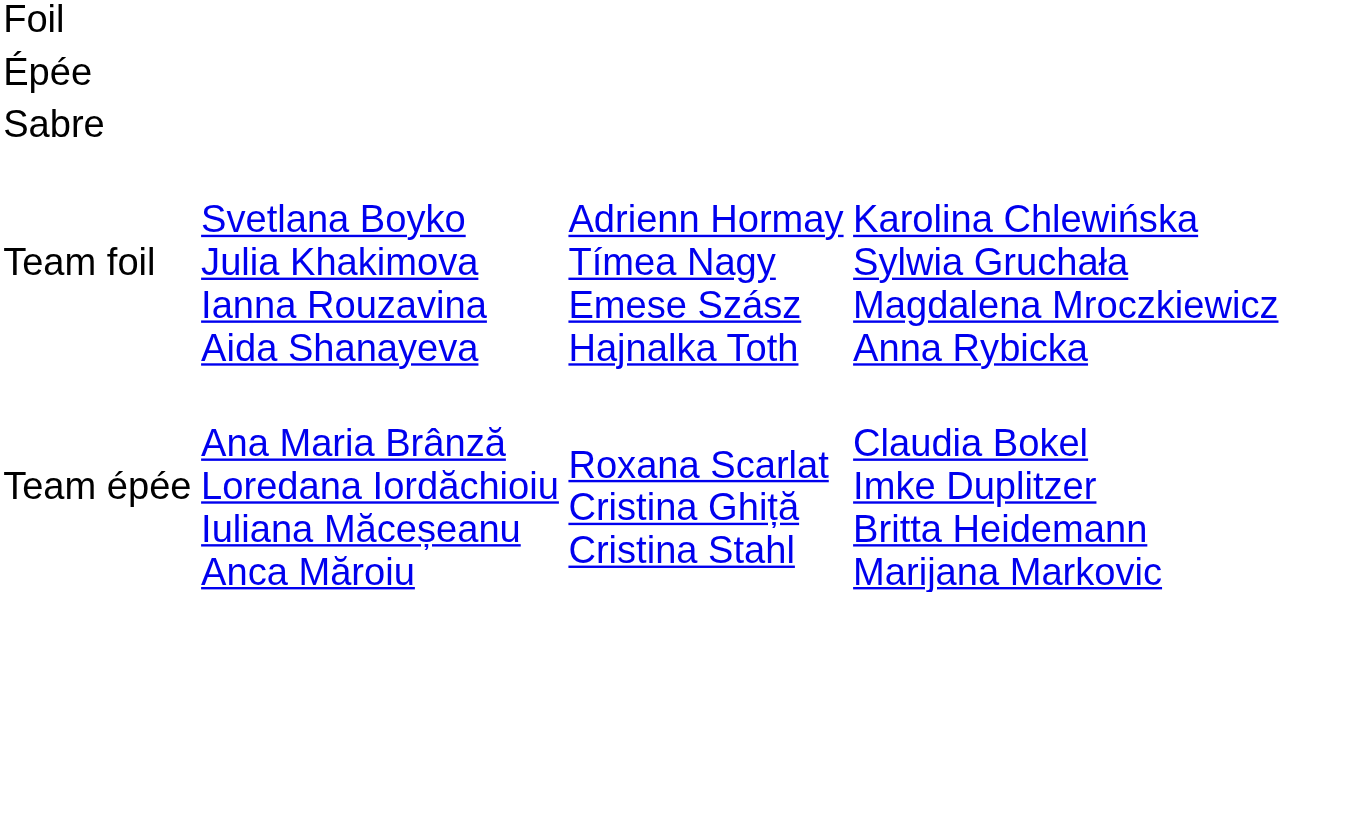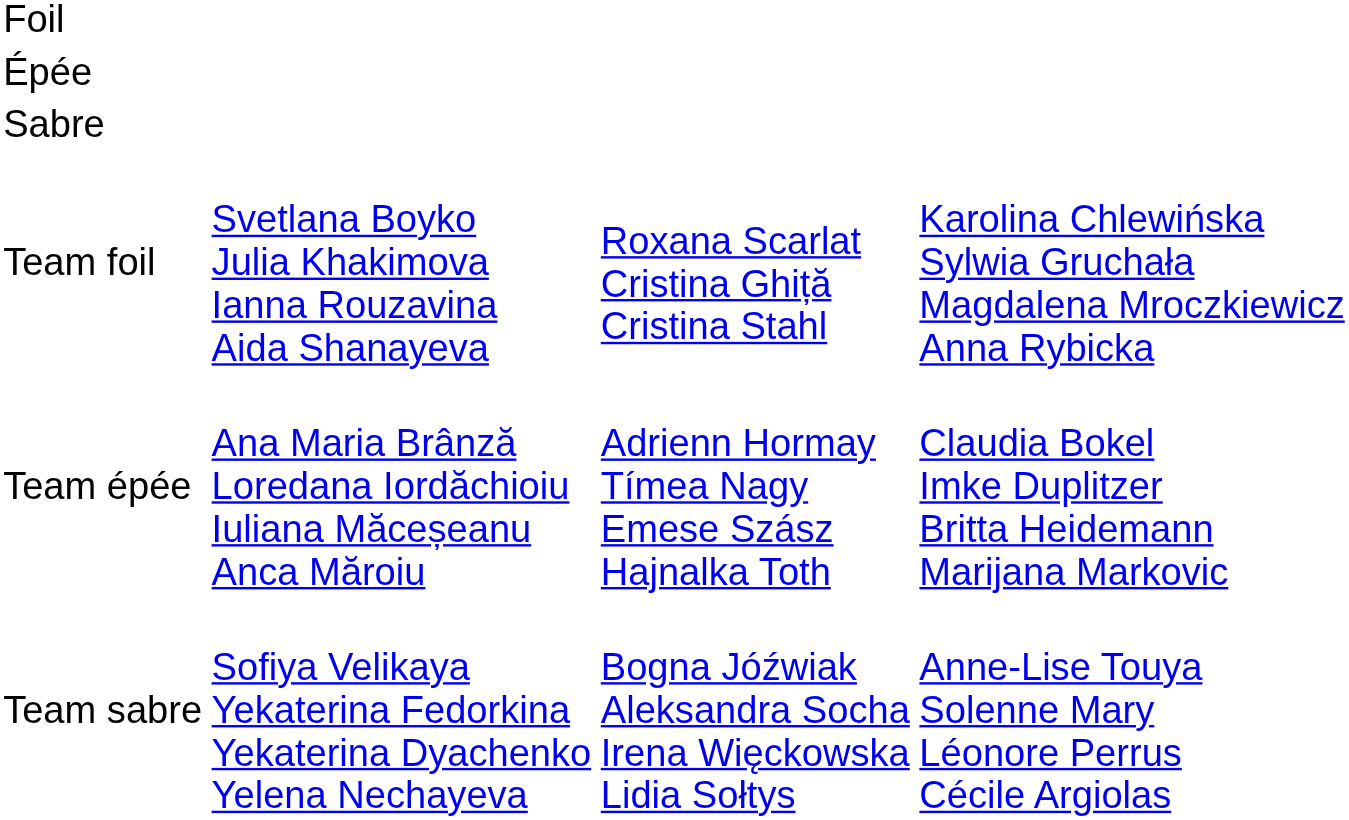(706, 284) Adrienn Hormay Tímea Nagy Emese Szász Hajnalka Toth -> (731, 284) Roxana Scarlat Cristina Ghiță Cristina Stahl
(699, 507) Roxana Scarlat Cristina Ghiță Cristina Stahl -> (738, 507) Adrienn Hormay Tímea Nagy Emese Szász Hajnalka Toth
+ row: (103, 710)
